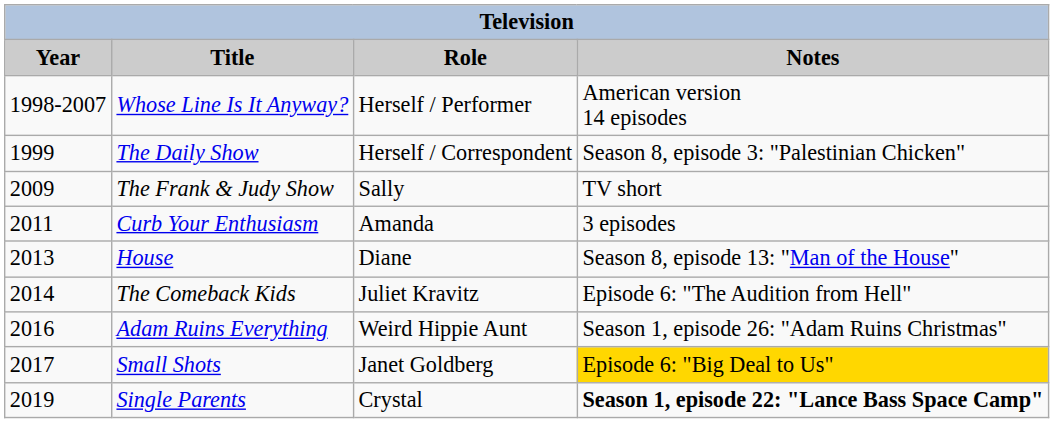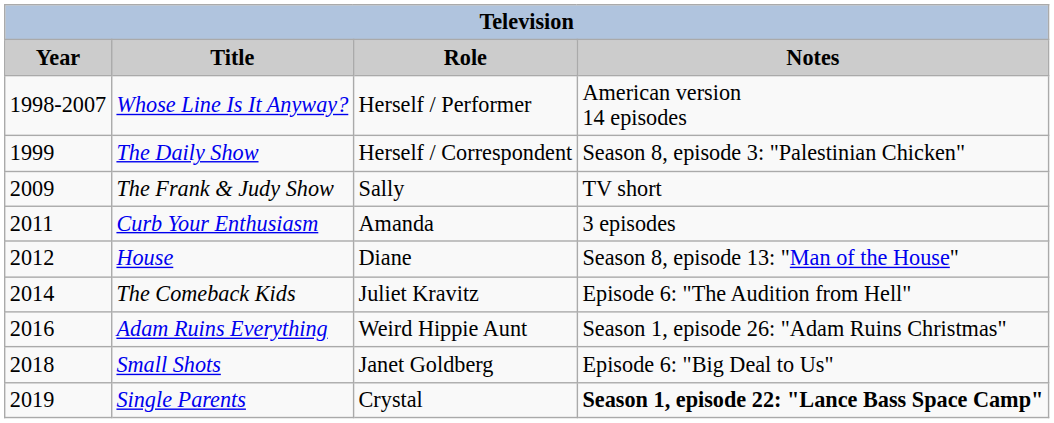(32, 258) 2013 -> (32, 258) 2012
(32, 364) 2017 -> (32, 364) 2018
(708, 364) gold background -> (708, 364) no background
